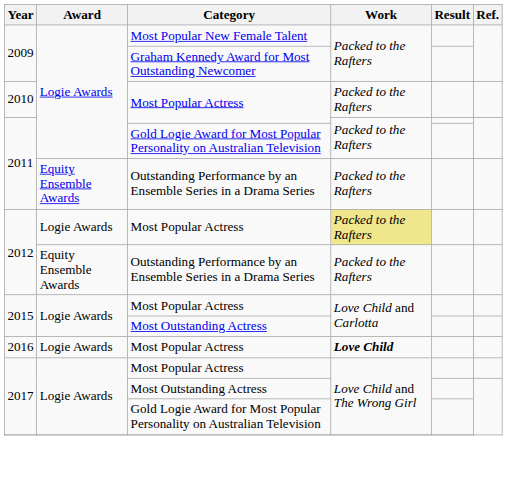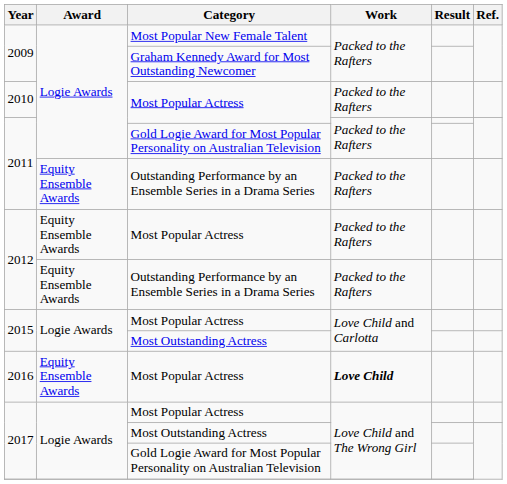(76, 226) Logie Awards -> (66, 234) Equity Ensemble Awards
(370, 226) khaki background -> (370, 234) no background
(76, 347) Logie Awards -> (66, 376) Equity Ensemble Awards
